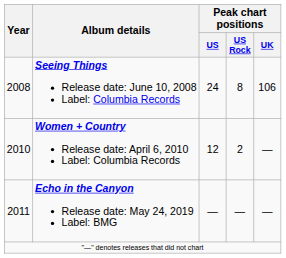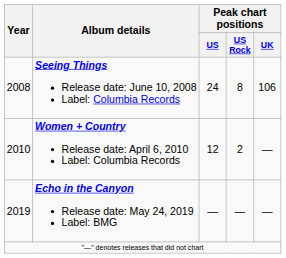(19, 211) 2011 -> (19, 211) 2019
